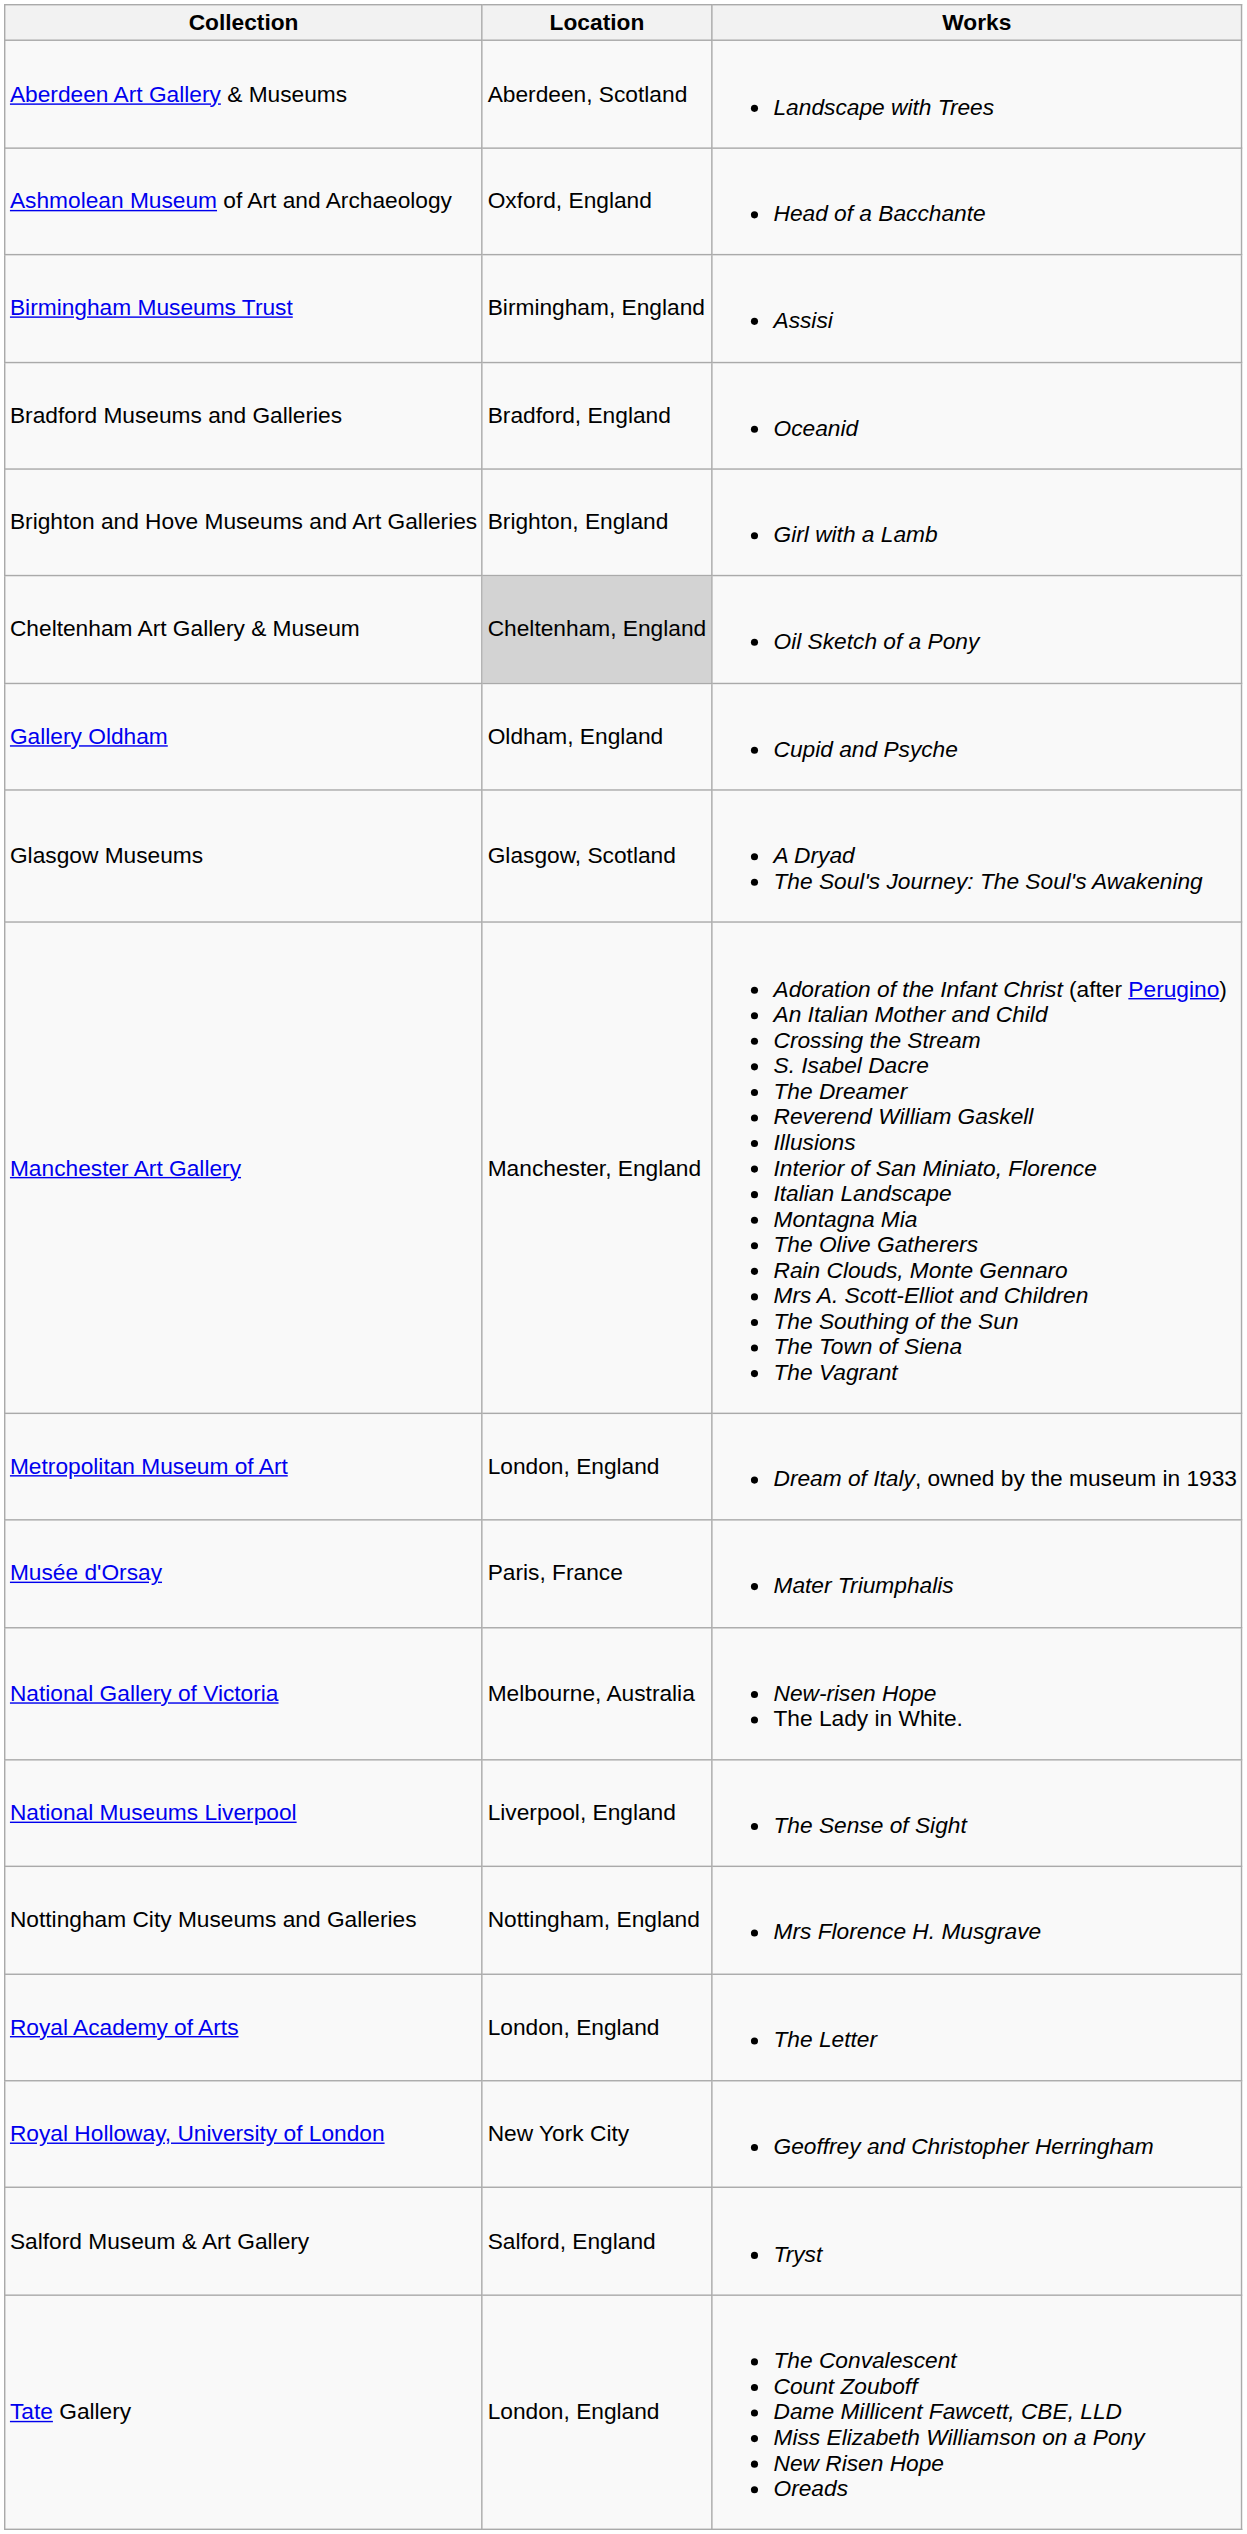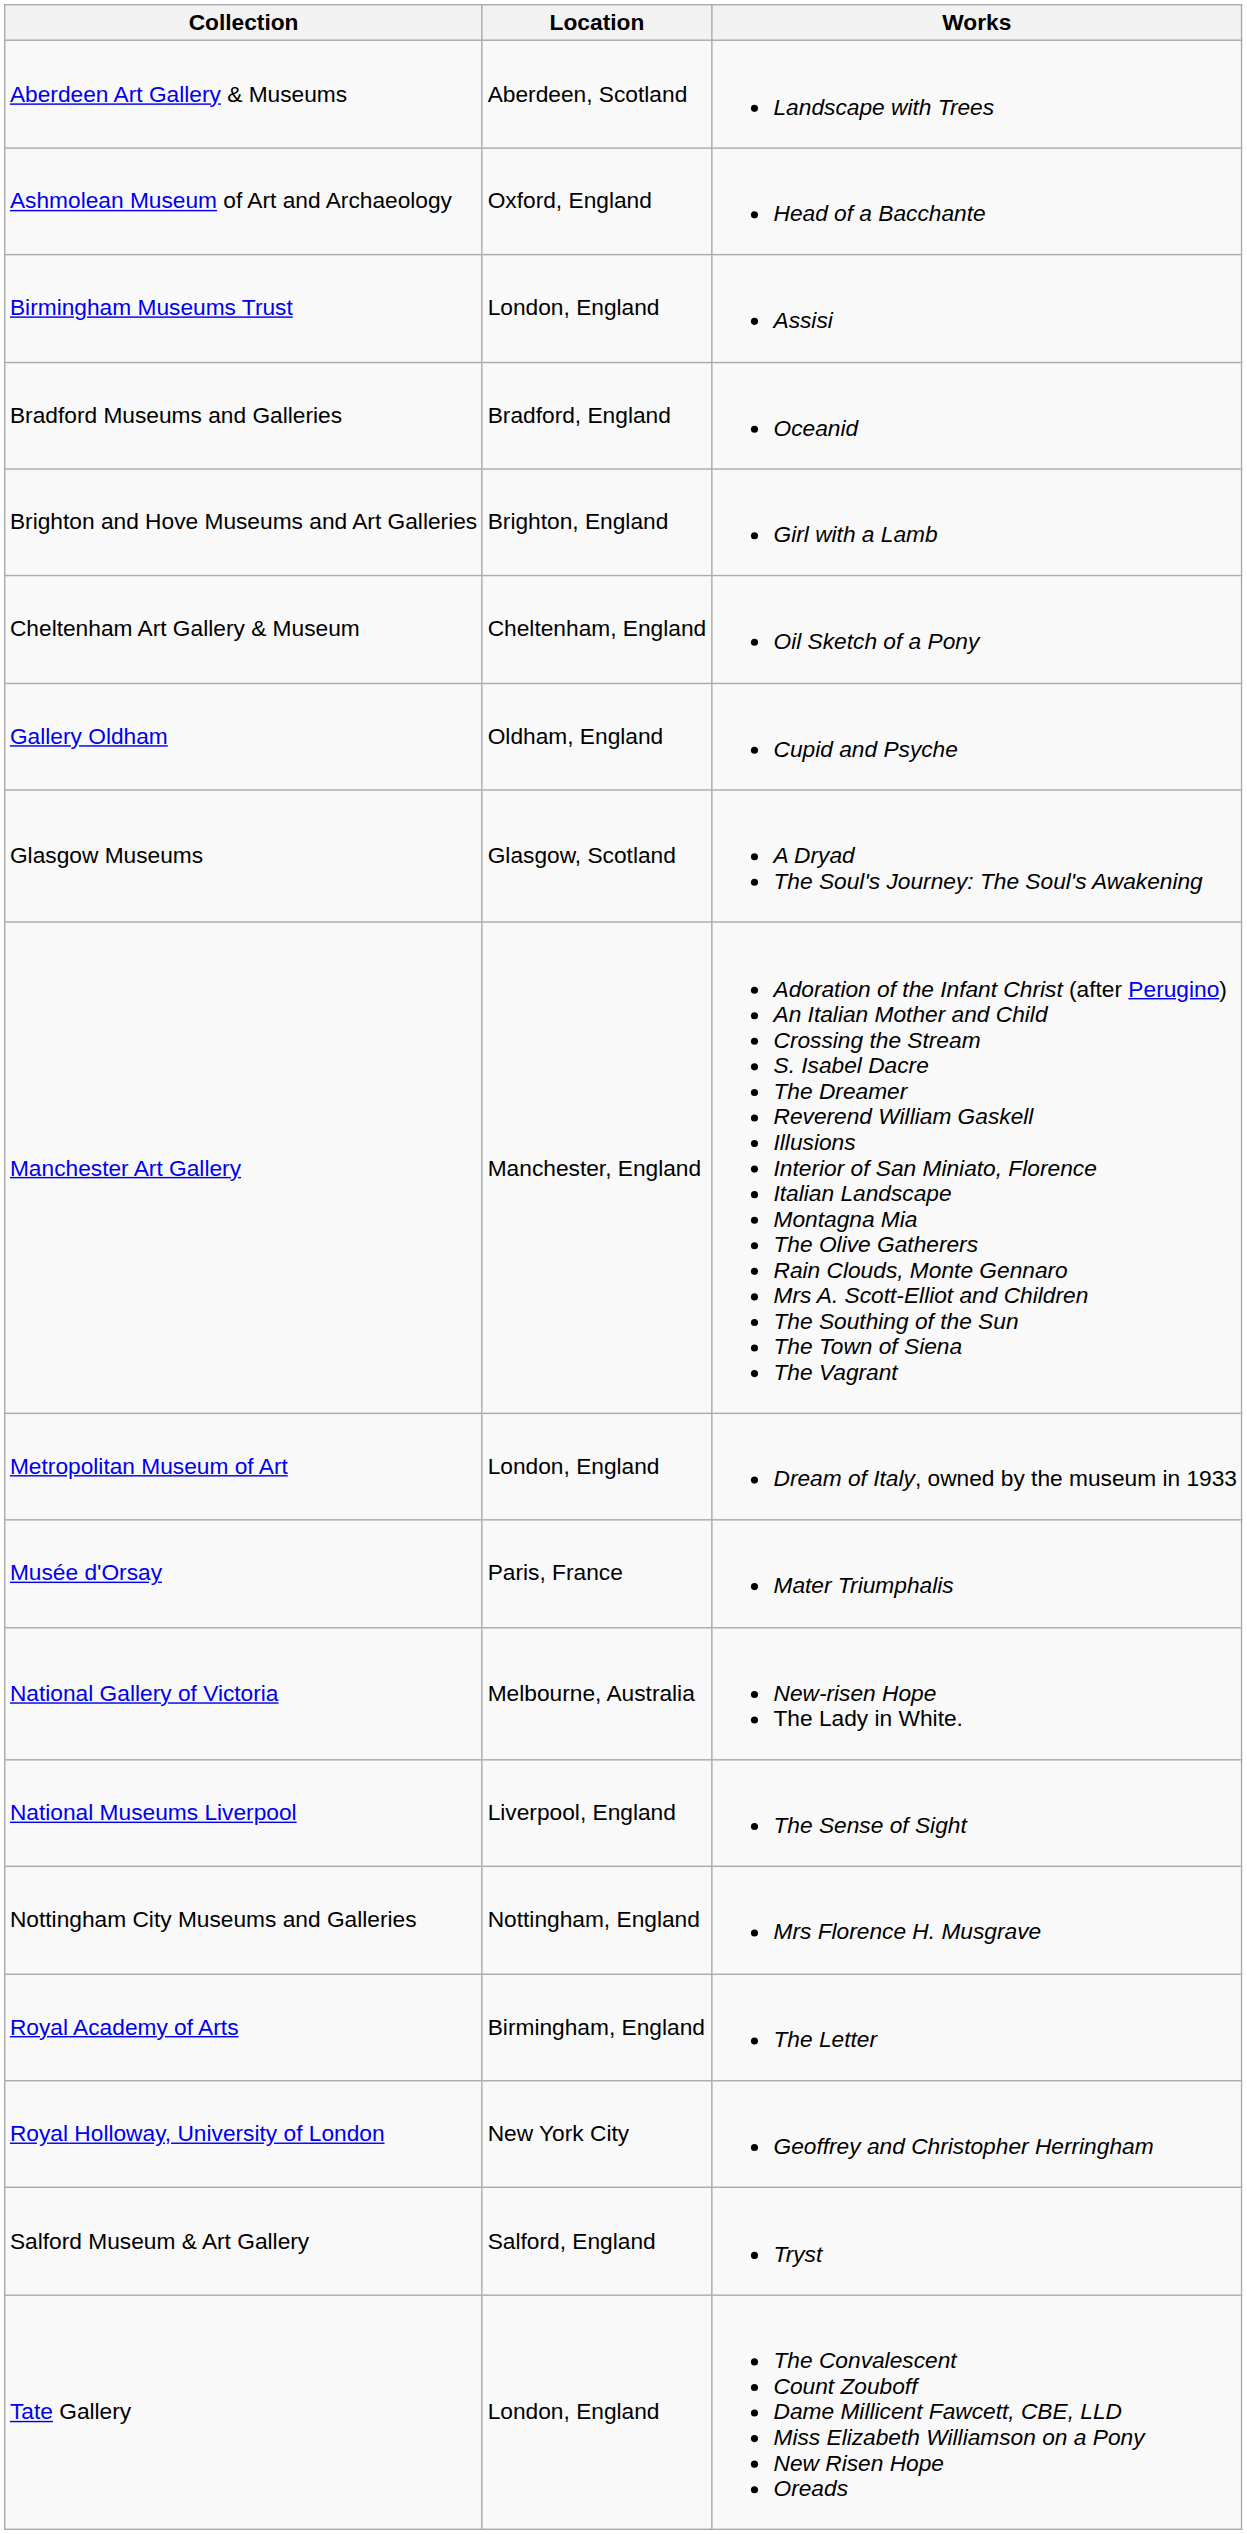(596, 308) Birmingham, England -> (574, 308) London, England
(597, 629) lightgrey background -> (597, 629) no background
(574, 2027) London, England -> (596, 2027) Birmingham, England
